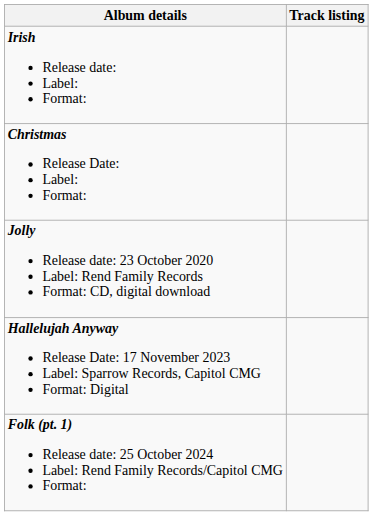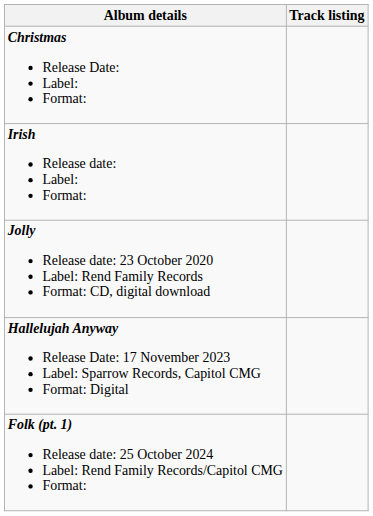rows swapped: (145, 165) <-> (145, 68)
